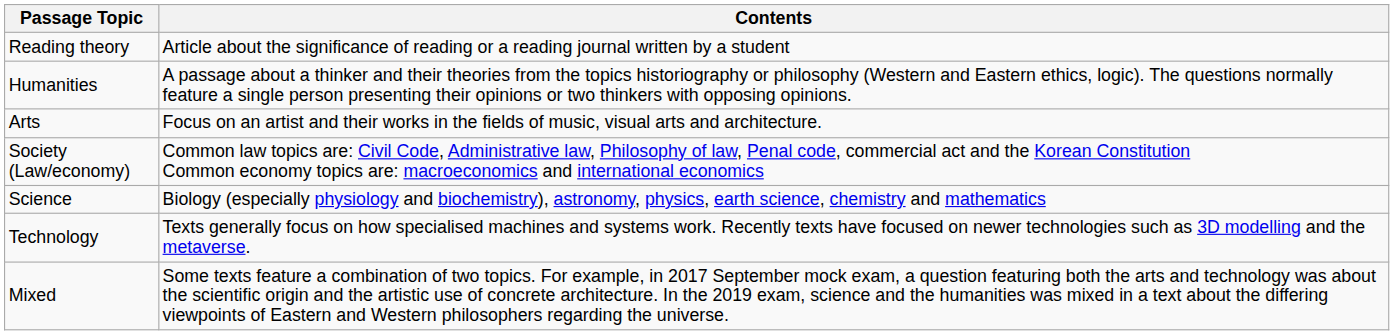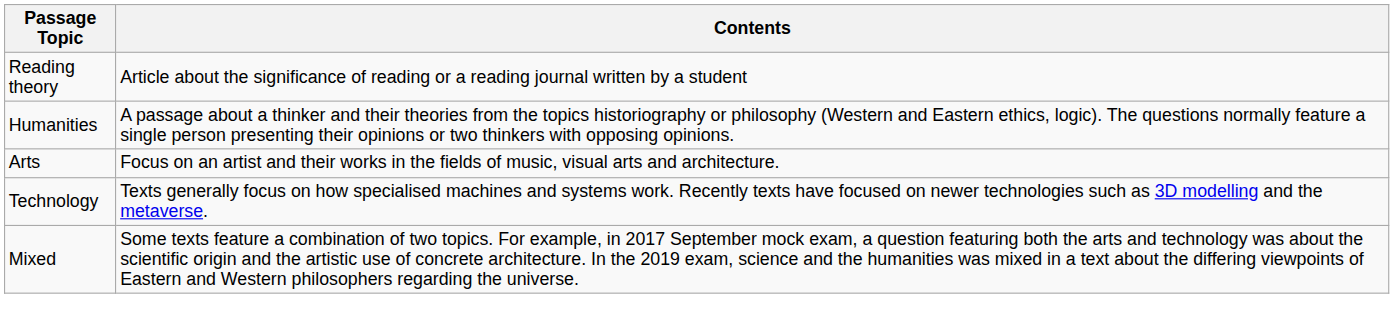- row: (69, 161)
- row: (40, 199)
